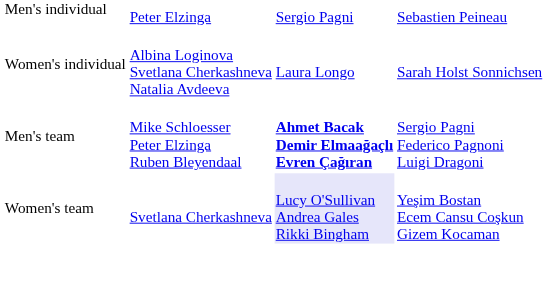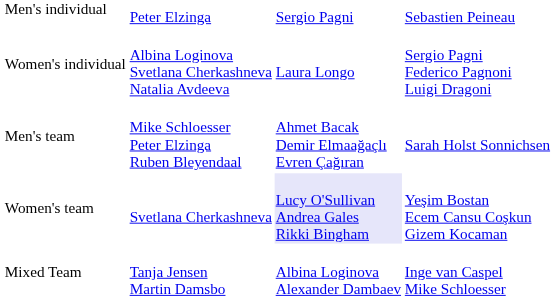(470, 72) Sarah Holst Sonnichsen -> (458, 72) Sergio Pagni Federico Pagnoni Luigi Dragoni
(334, 144) bold -> (331, 144) normal
(450, 144) Sergio Pagni Federico Pagnoni Luigi Dragoni -> (477, 144) Sarah Holst Sonnichsen
+ row: (43, 272)
